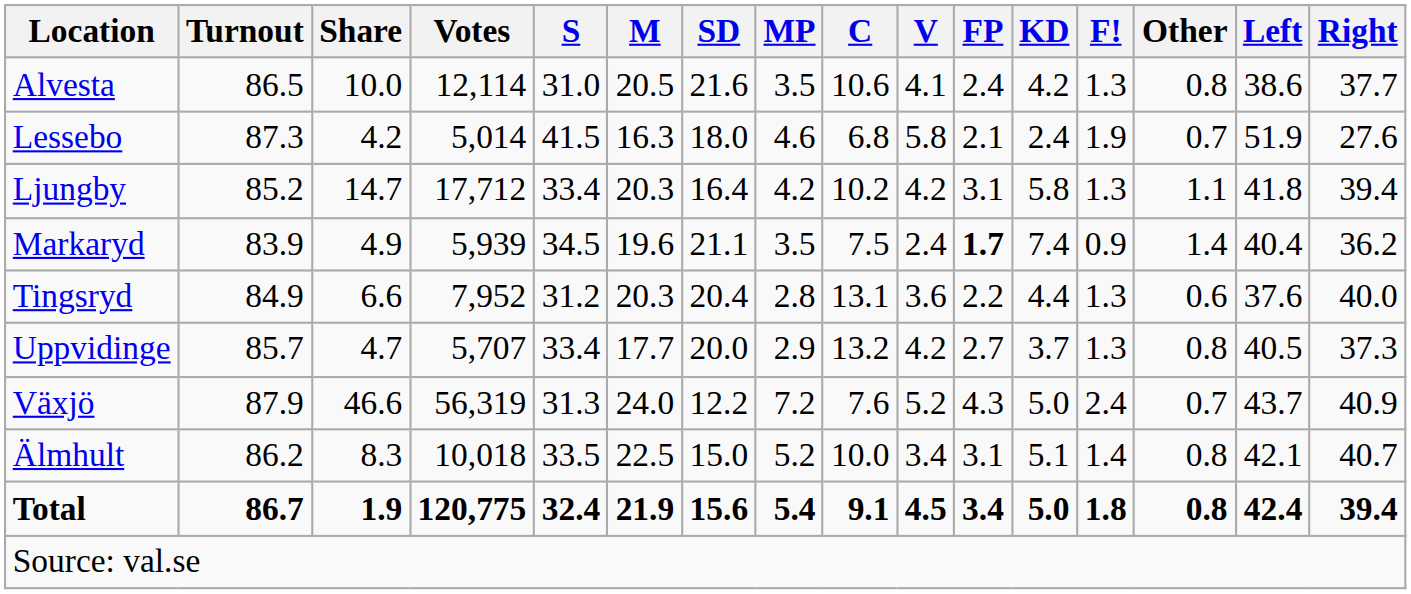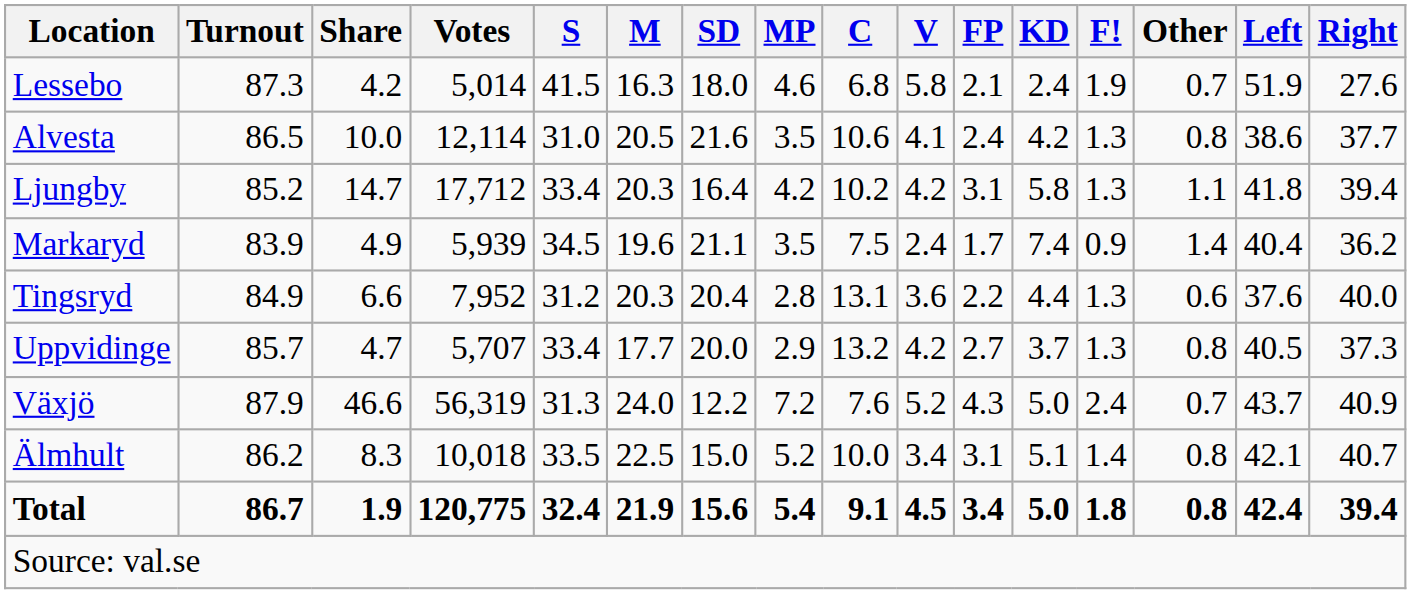rows swapped: (64, 84) <-> (68, 137)
(983, 243) bold -> (983, 243) normal
